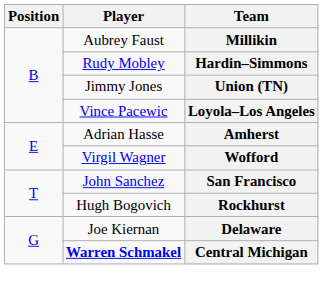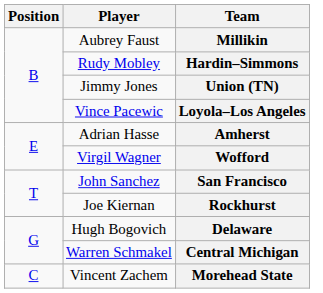(124, 205) Hugh Bogovich -> (119, 205) Joe Kiernan
(124, 228) Joe Kiernan -> (119, 228) Hugh Bogovich
(124, 252) bold -> (119, 252) normal
+ row: (242, 275)
